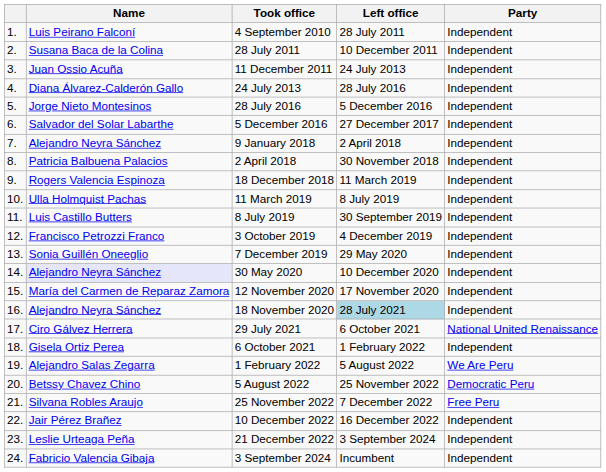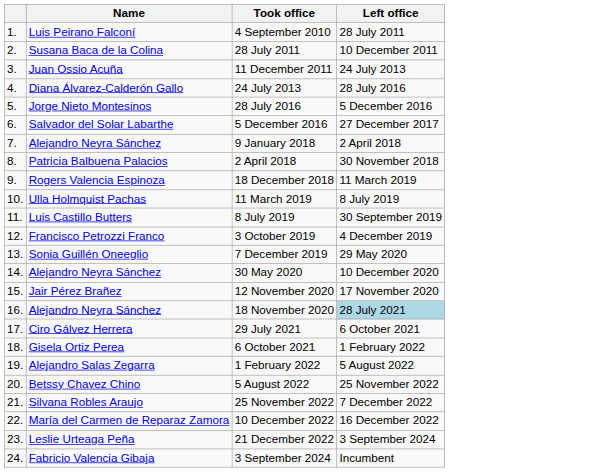- column: (523, 13)
(95, 273) lavender background -> (95, 273) no background
(129, 291) María del Carmen de Reparaz Zamora -> (75, 291) Jair Pérez Brañez
(75, 421) Jair Pérez Brañez -> (129, 421) María del Carmen de Reparaz Zamora
